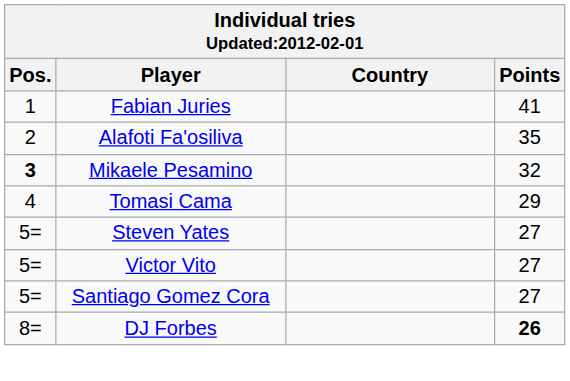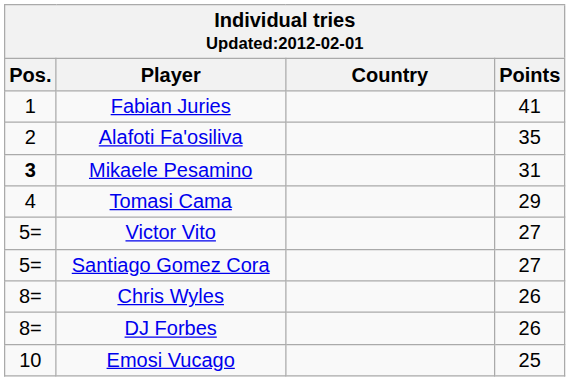(530, 169) 32 -> (530, 169) 31
- row: (171, 233)
+ row: (171, 296)
(530, 328) bold -> (530, 328) normal
+ row: (171, 360)
